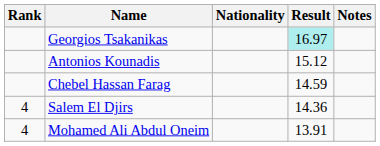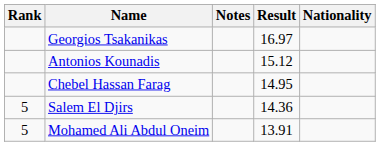columns swapped: (250, 15) <-> (354, 15)
(311, 38) paleturquoise background -> (277, 38) no background
(311, 84) 14.59 -> (277, 84) 14.95
(25, 107) 4 -> (25, 107) 5
(25, 130) 4 -> (25, 130) 5
